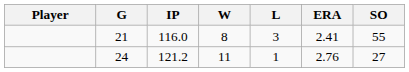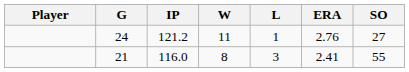rows swapped: (122, 57) <-> (122, 36)
